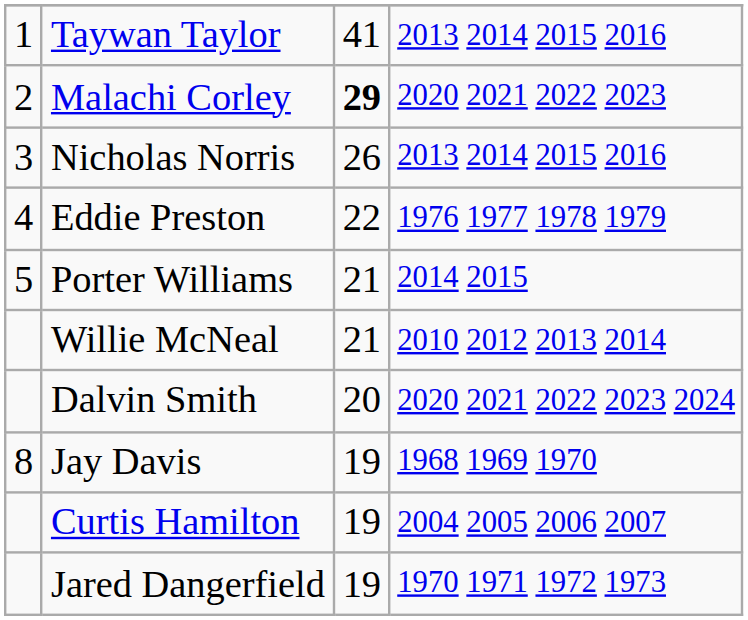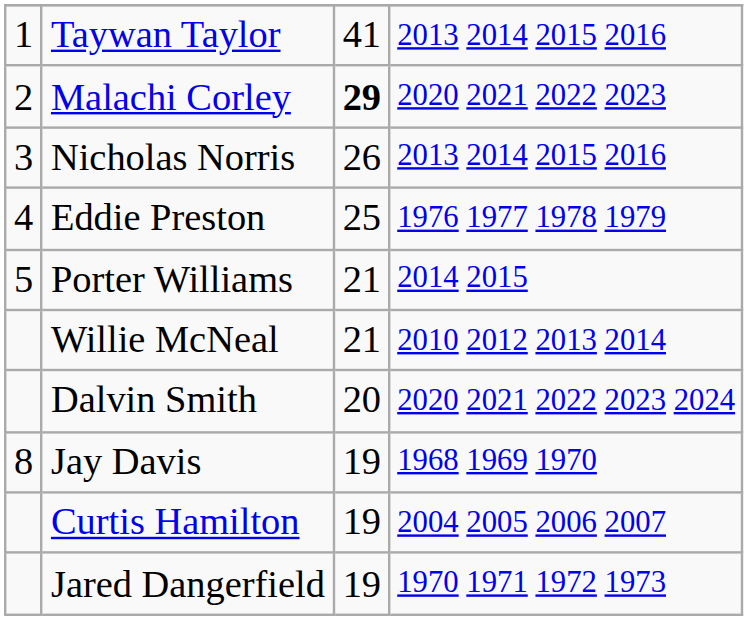(362, 217) 22 -> (362, 217) 25
